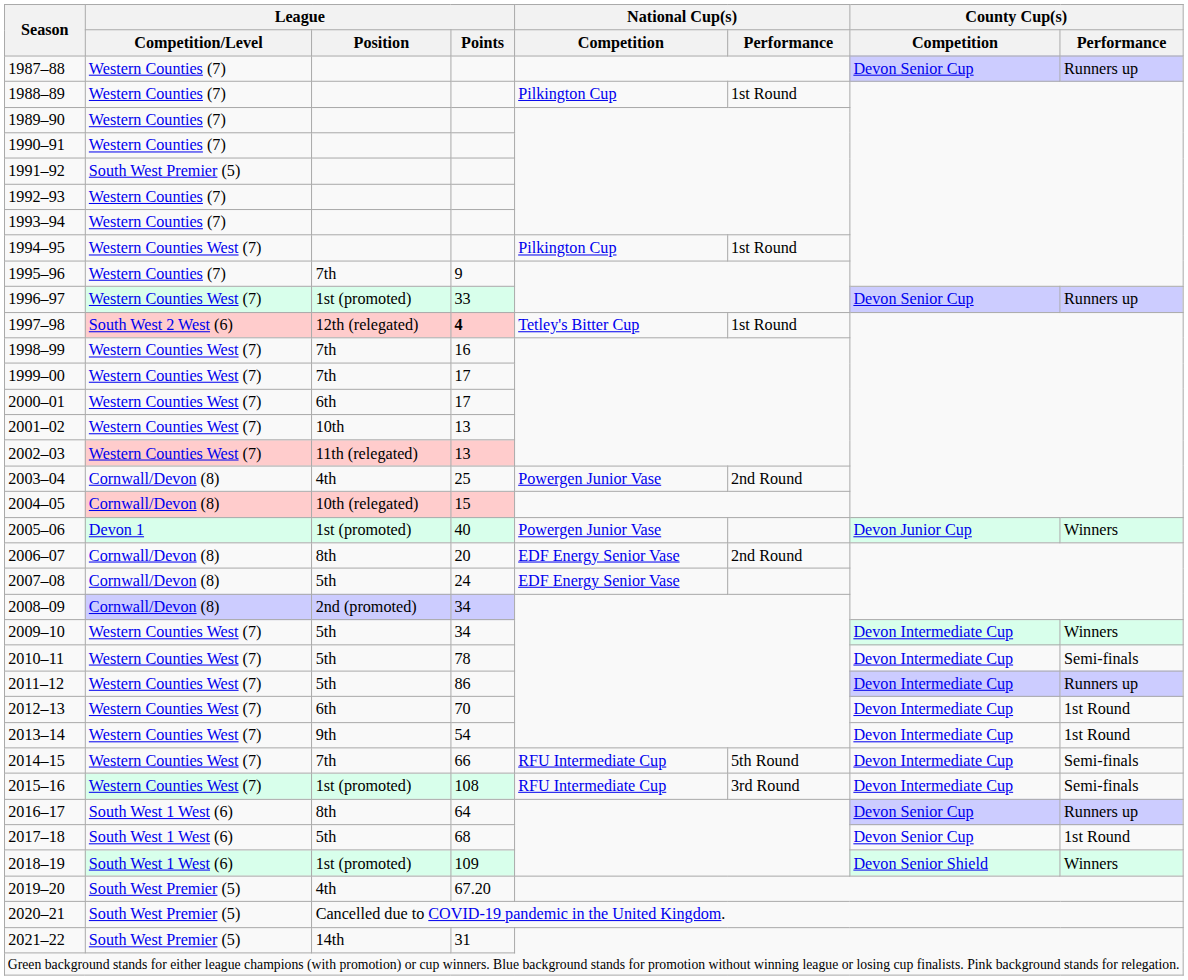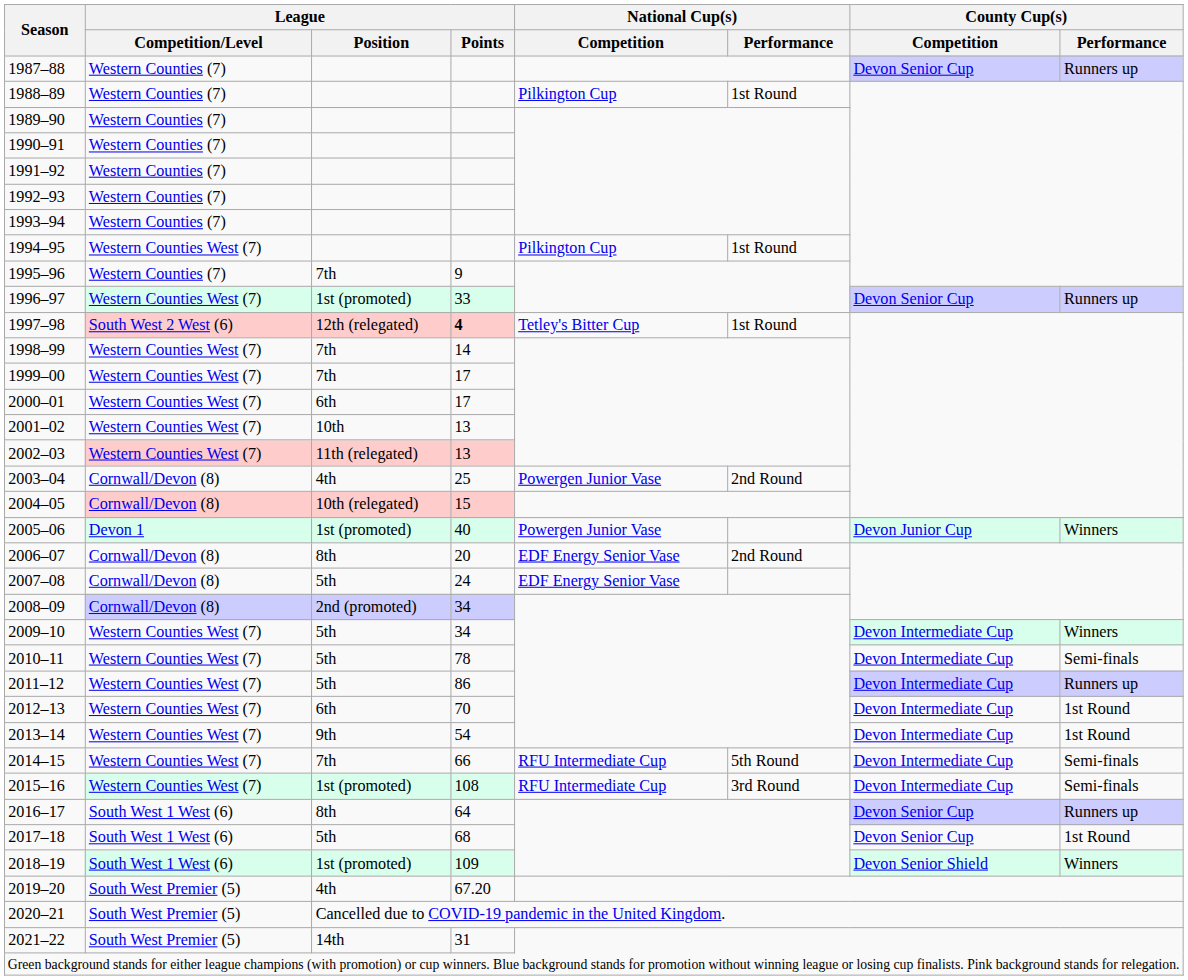(165, 171) South West Premier (5) -> (157, 171) Western Counties (7)
(463, 350) 16 -> (463, 350) 14
